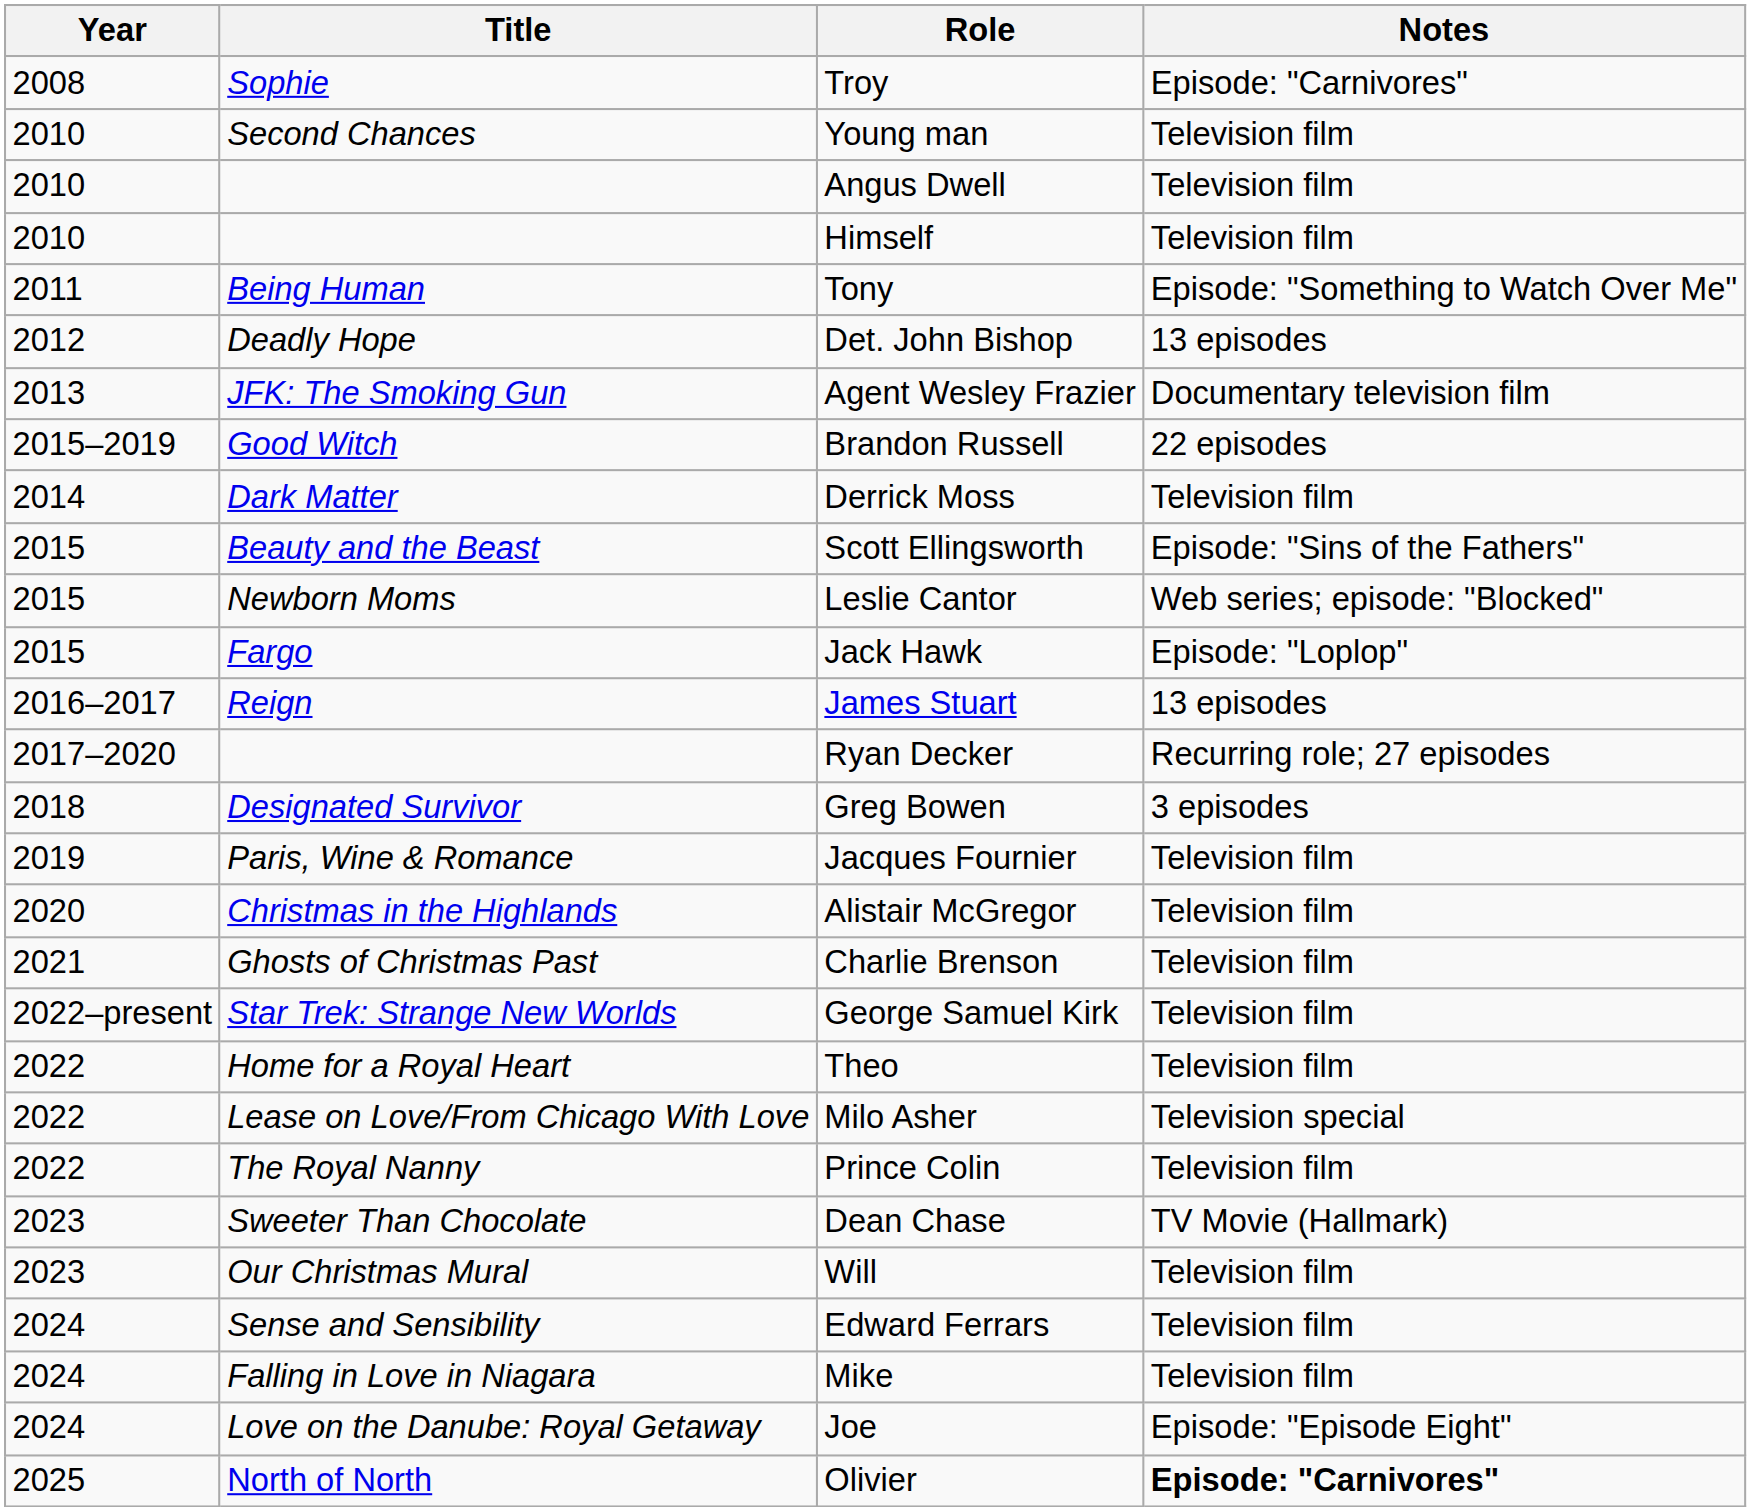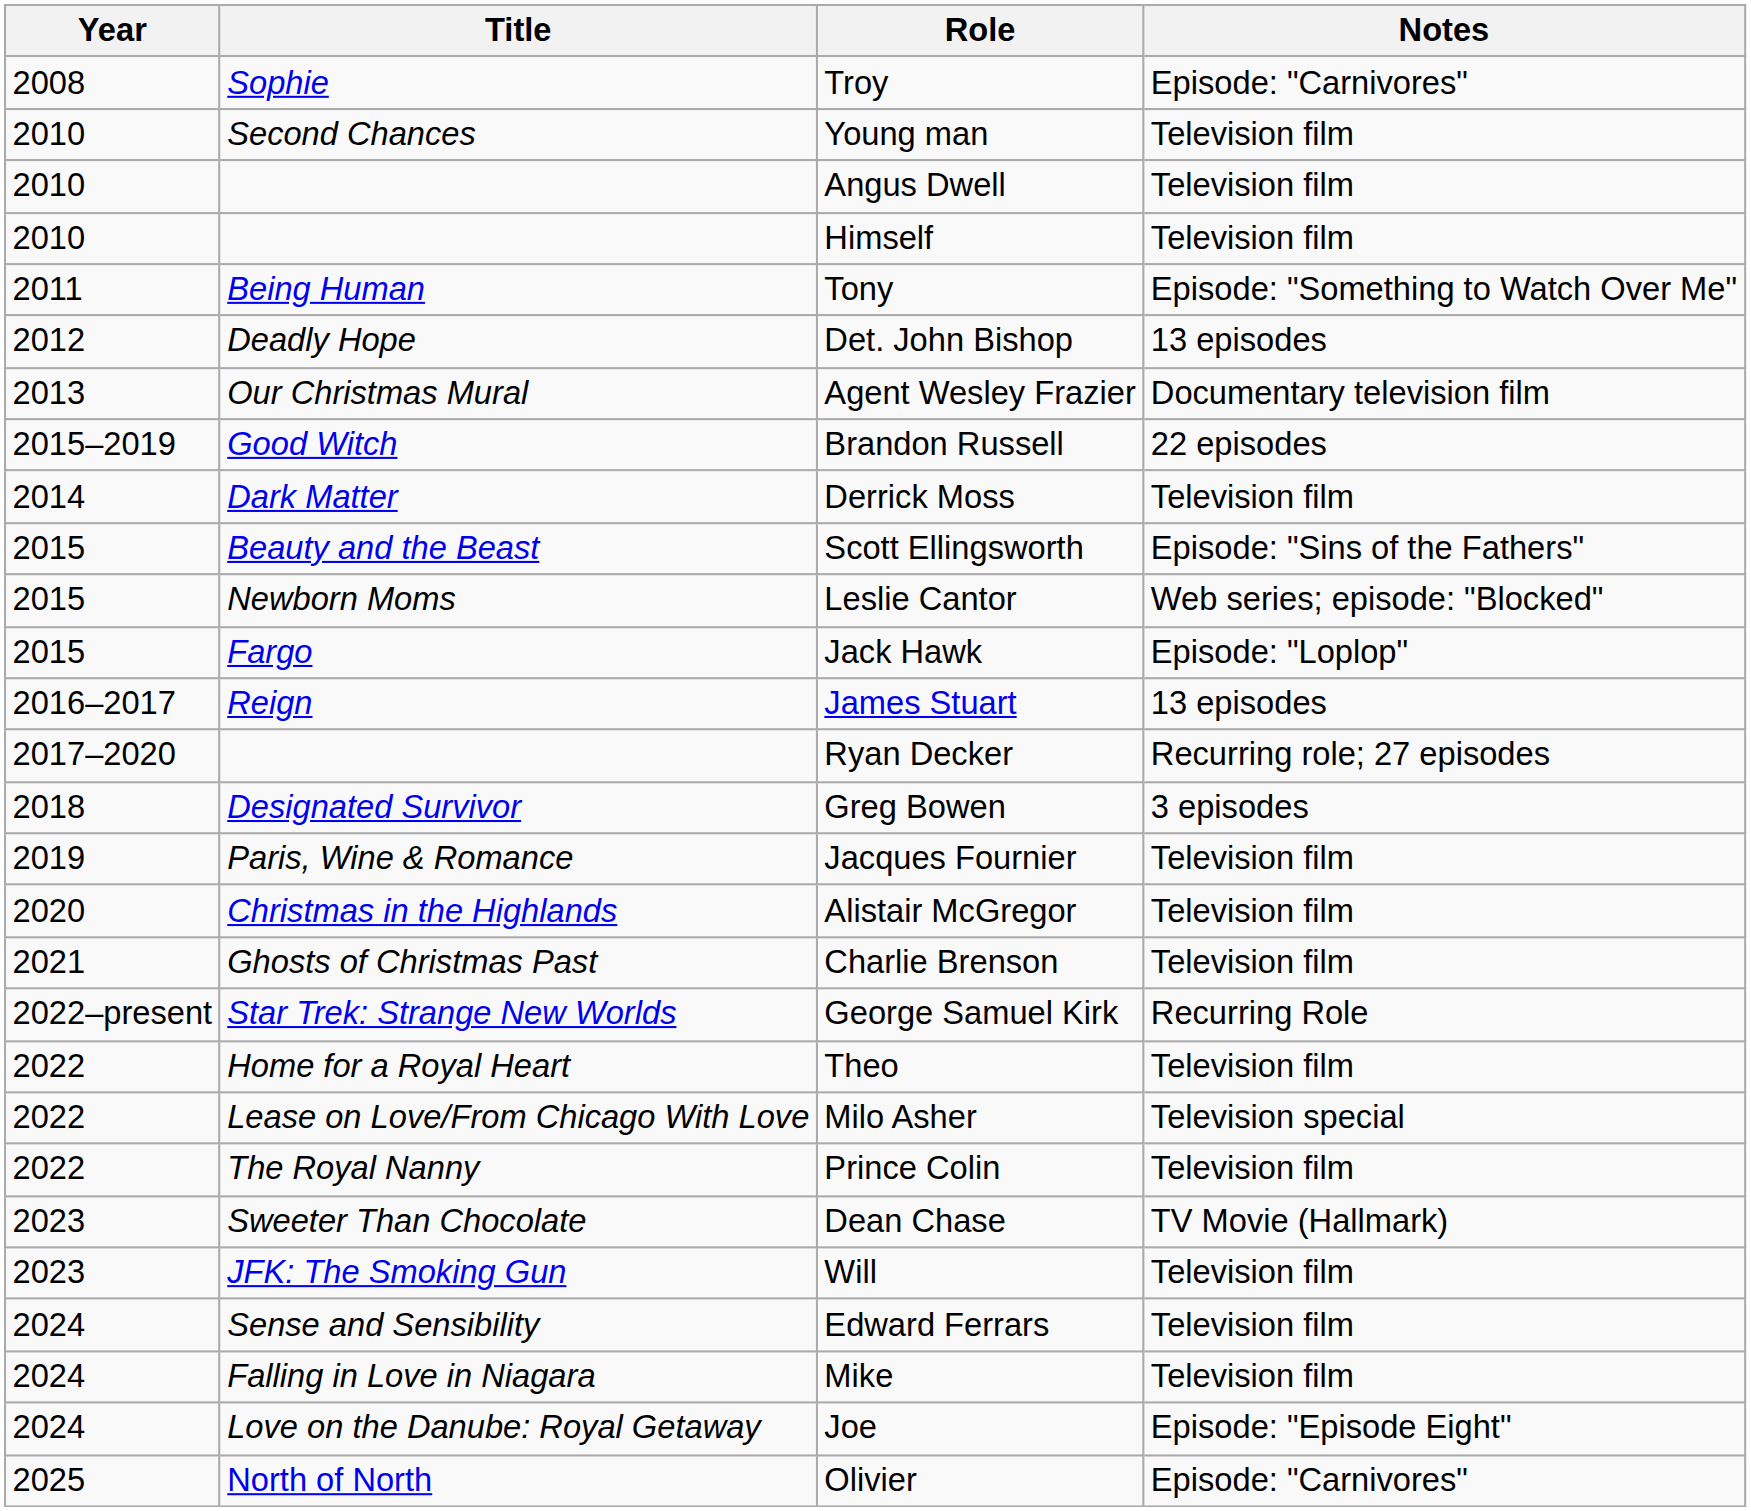(397, 392) JFK: The Smoking Gun -> (378, 392) Our Christmas Mural
(1252, 1013) Television film -> (1260, 1013) Recurring Role
(378, 1272) Our Christmas Mural -> (397, 1272) JFK: The Smoking Gun
(1325, 1479) bold -> (1309, 1479) normal
